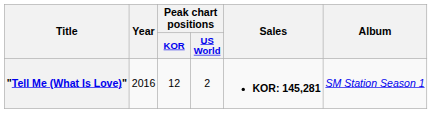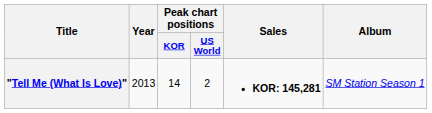(144, 83) 2016 -> (144, 83) 2013
(174, 83) 12 -> (174, 83) 14
